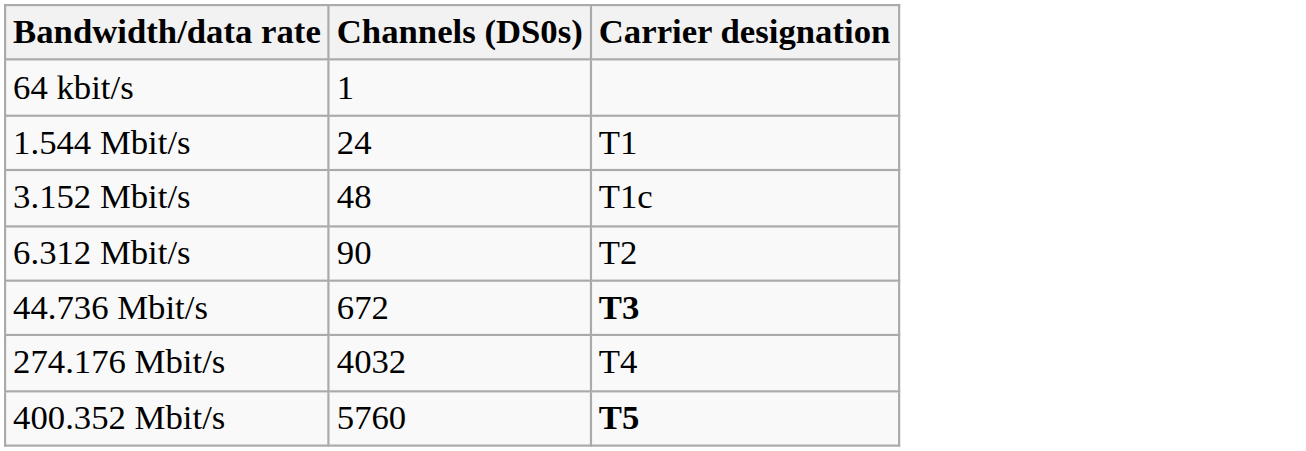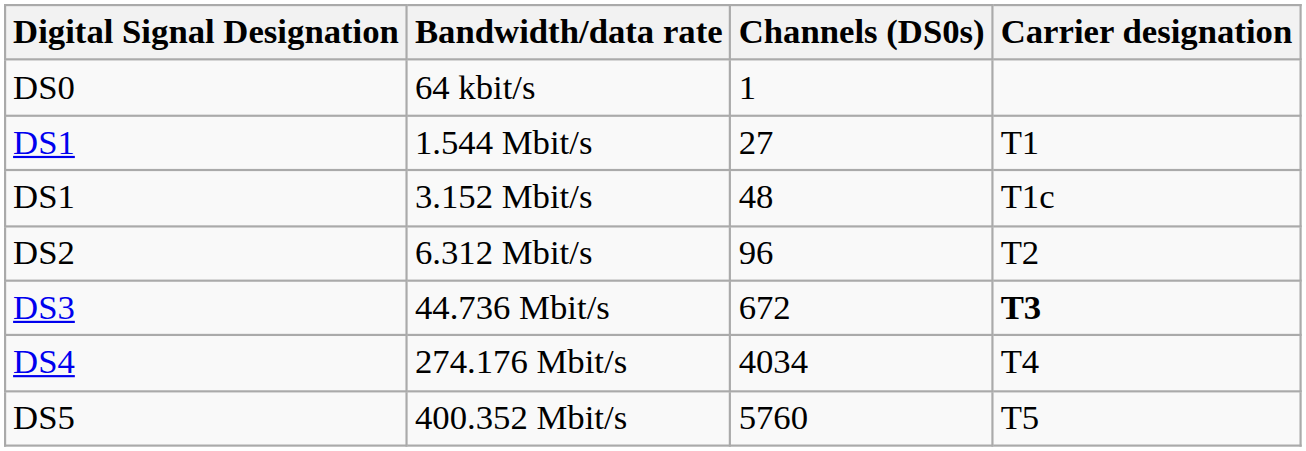+ column: (206, 32)
(354, 142) 24 -> (756, 142) 27
(354, 252) 90 -> (756, 252) 96
(372, 362) 4032 -> (773, 362) 4034
(619, 417) bold -> (1020, 417) normal
